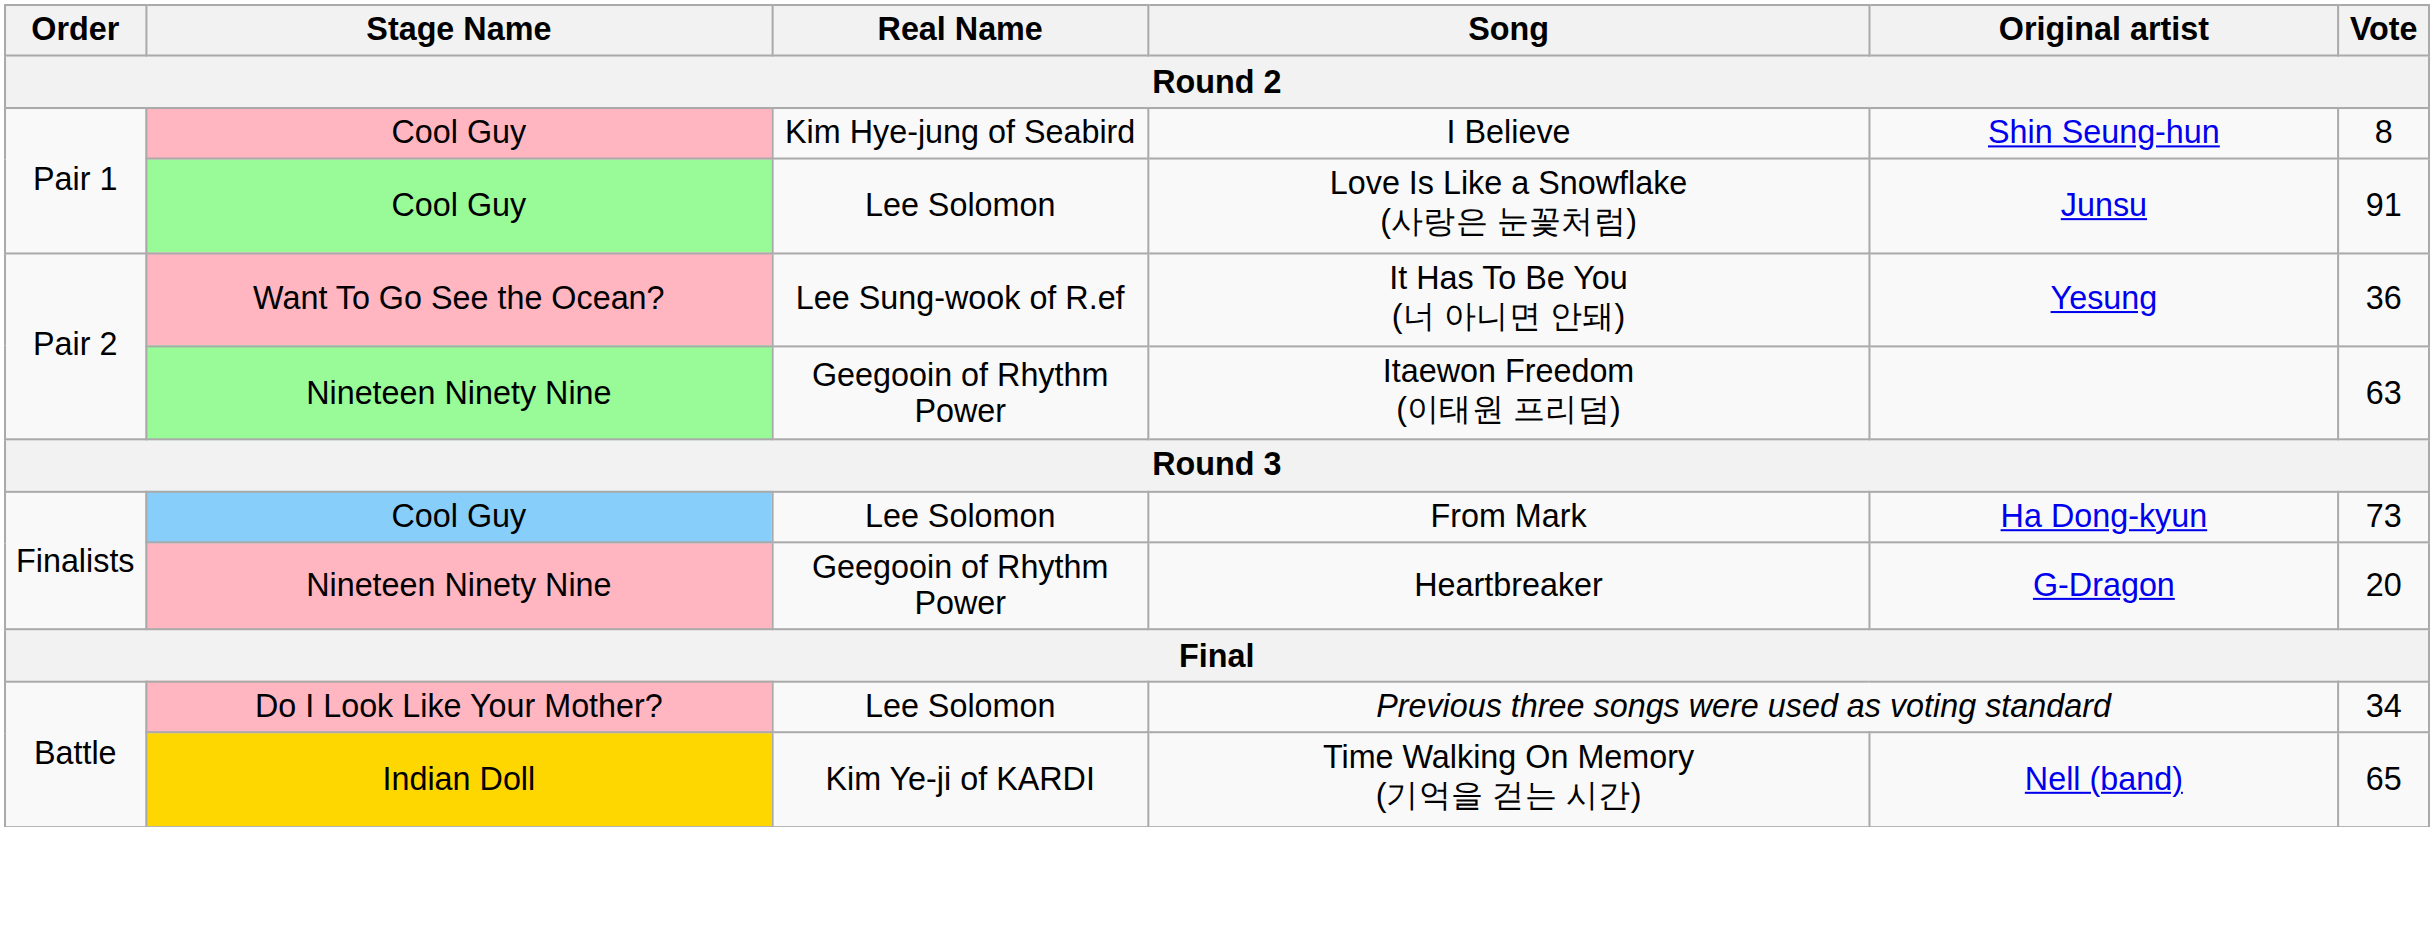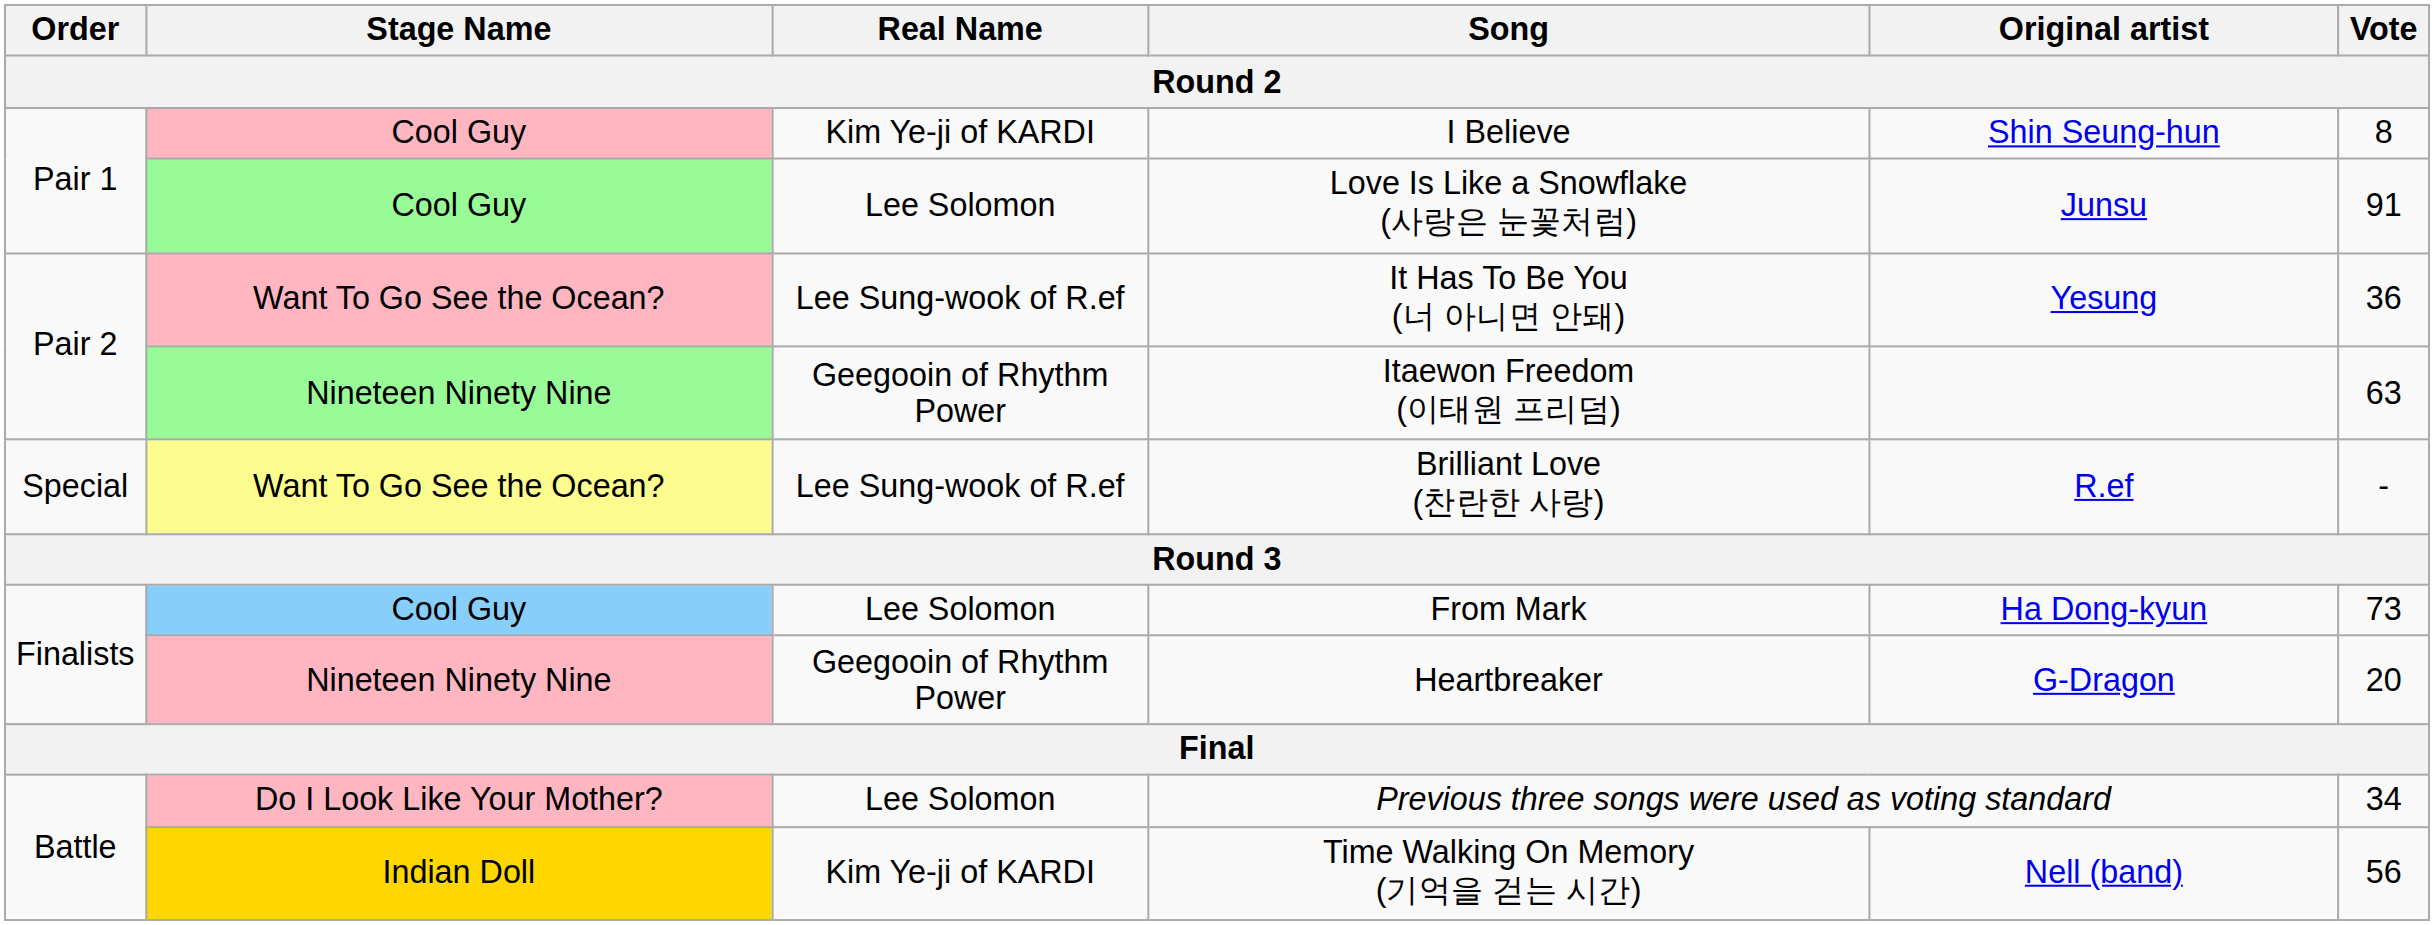(960, 132) Kim Hye-jung of Seabird -> (960, 132) Kim Ye-ji of KARDI
+ row: (1509, 484)
(2384, 778) 65 -> (2384, 872) 56
